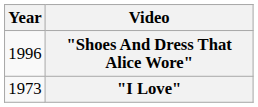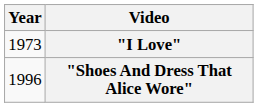rows swapped: (149, 89) <-> (149, 53)
